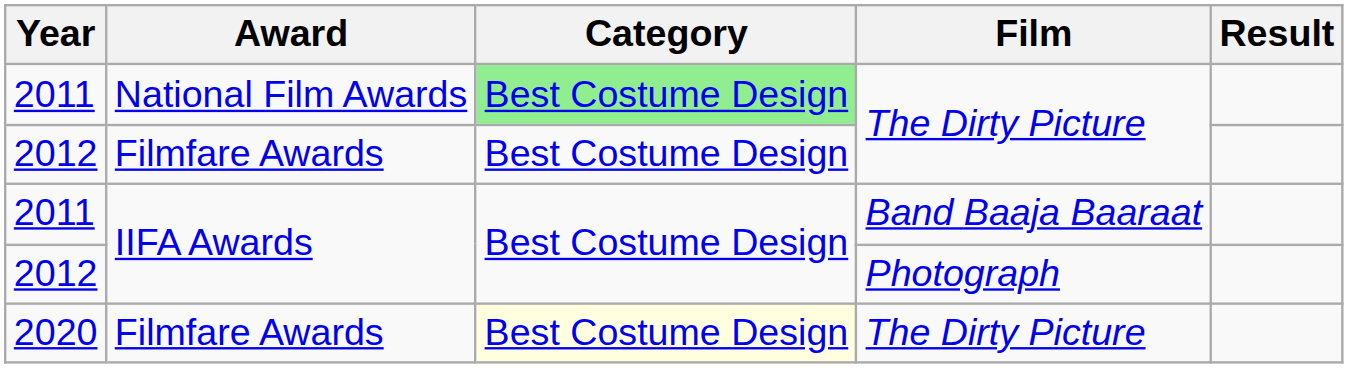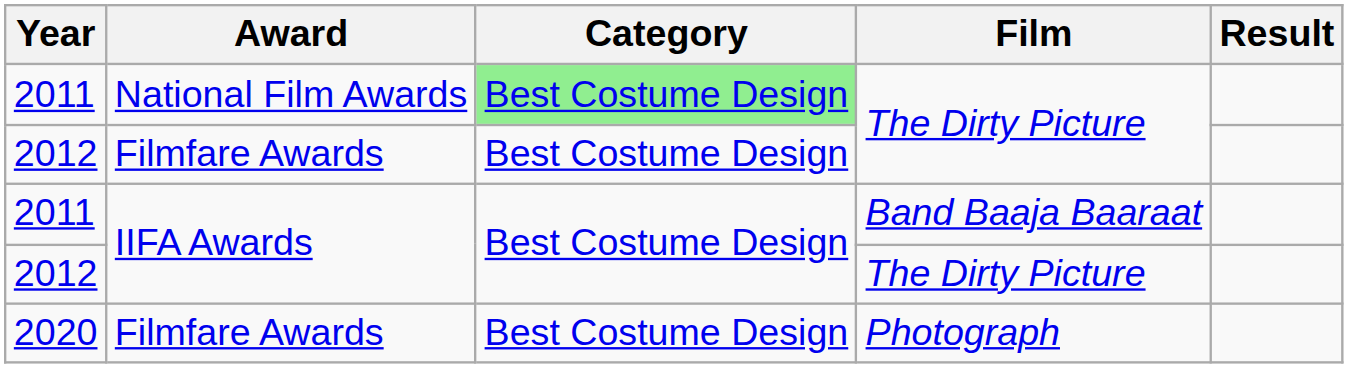(963, 272) Photograph -> (1006, 272) The Dirty Picture
(666, 332) lightyellow background -> (666, 332) no background
(1006, 332) The Dirty Picture -> (963, 332) Photograph
